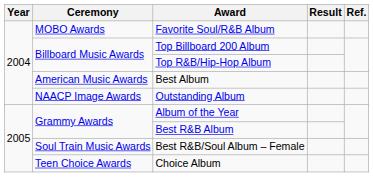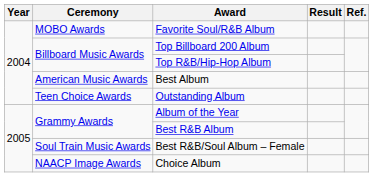(88, 96) NAACP Image Awards -> (83, 96) Teen Choice Awards
(83, 163) Teen Choice Awards -> (88, 163) NAACP Image Awards
